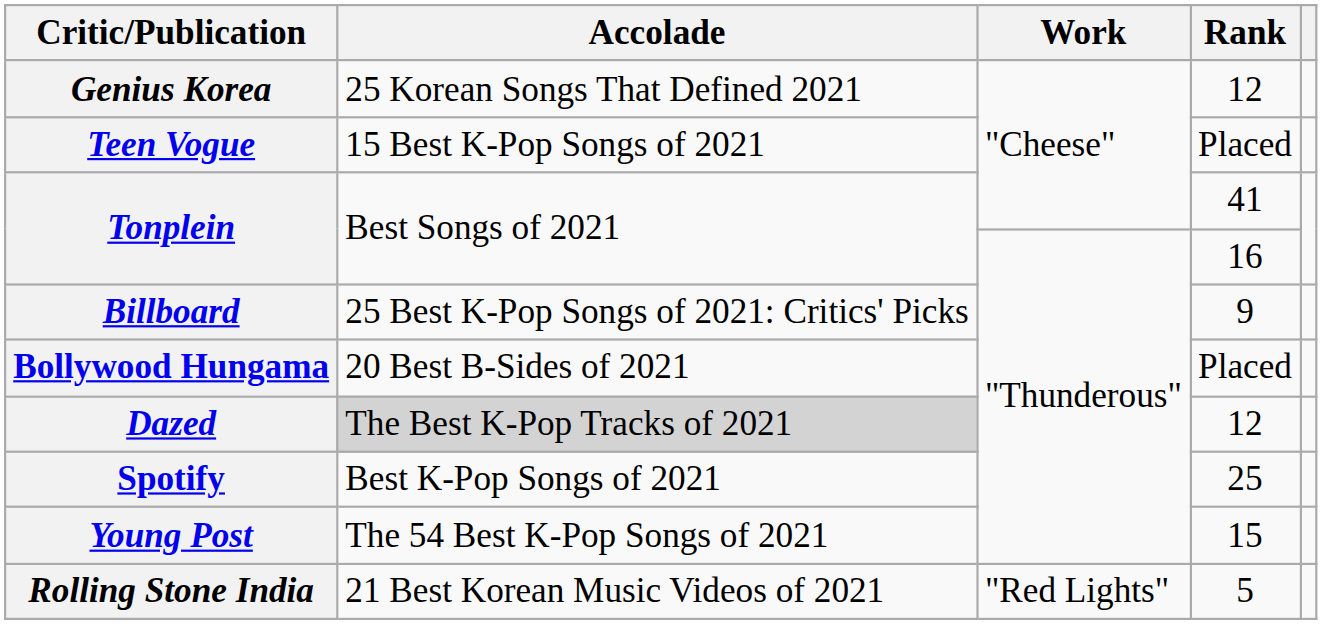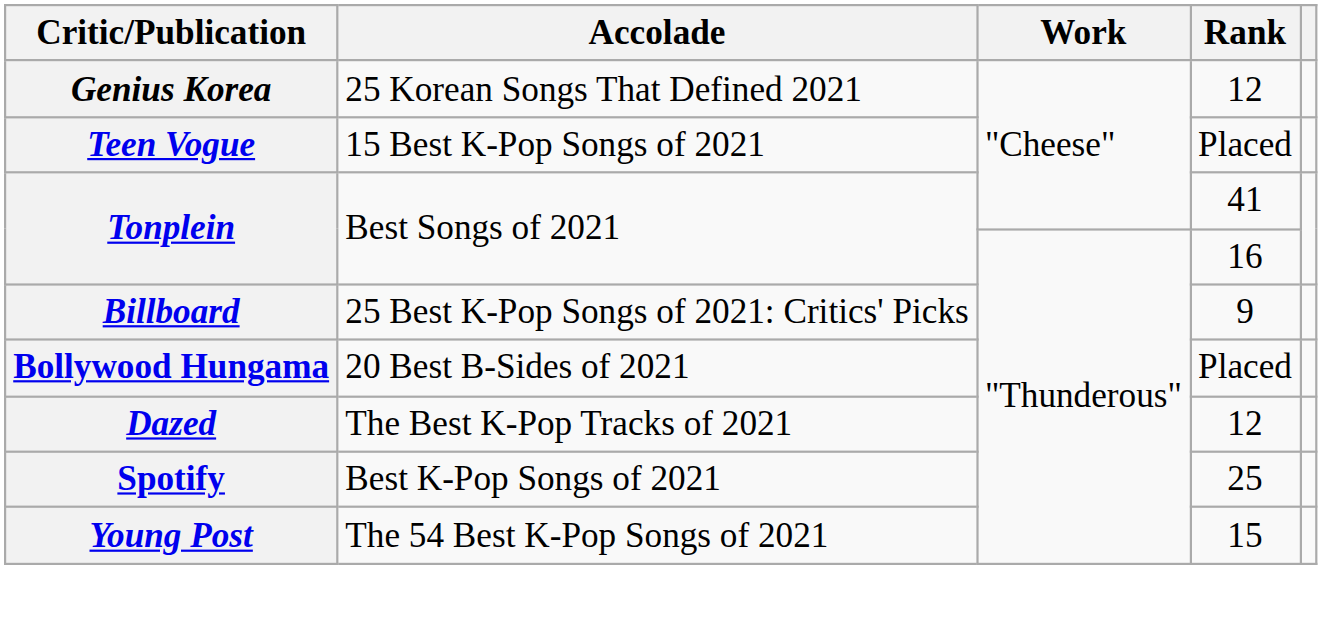(569, 423) lightgrey background -> (569, 423) no background
- row: (171, 590)
